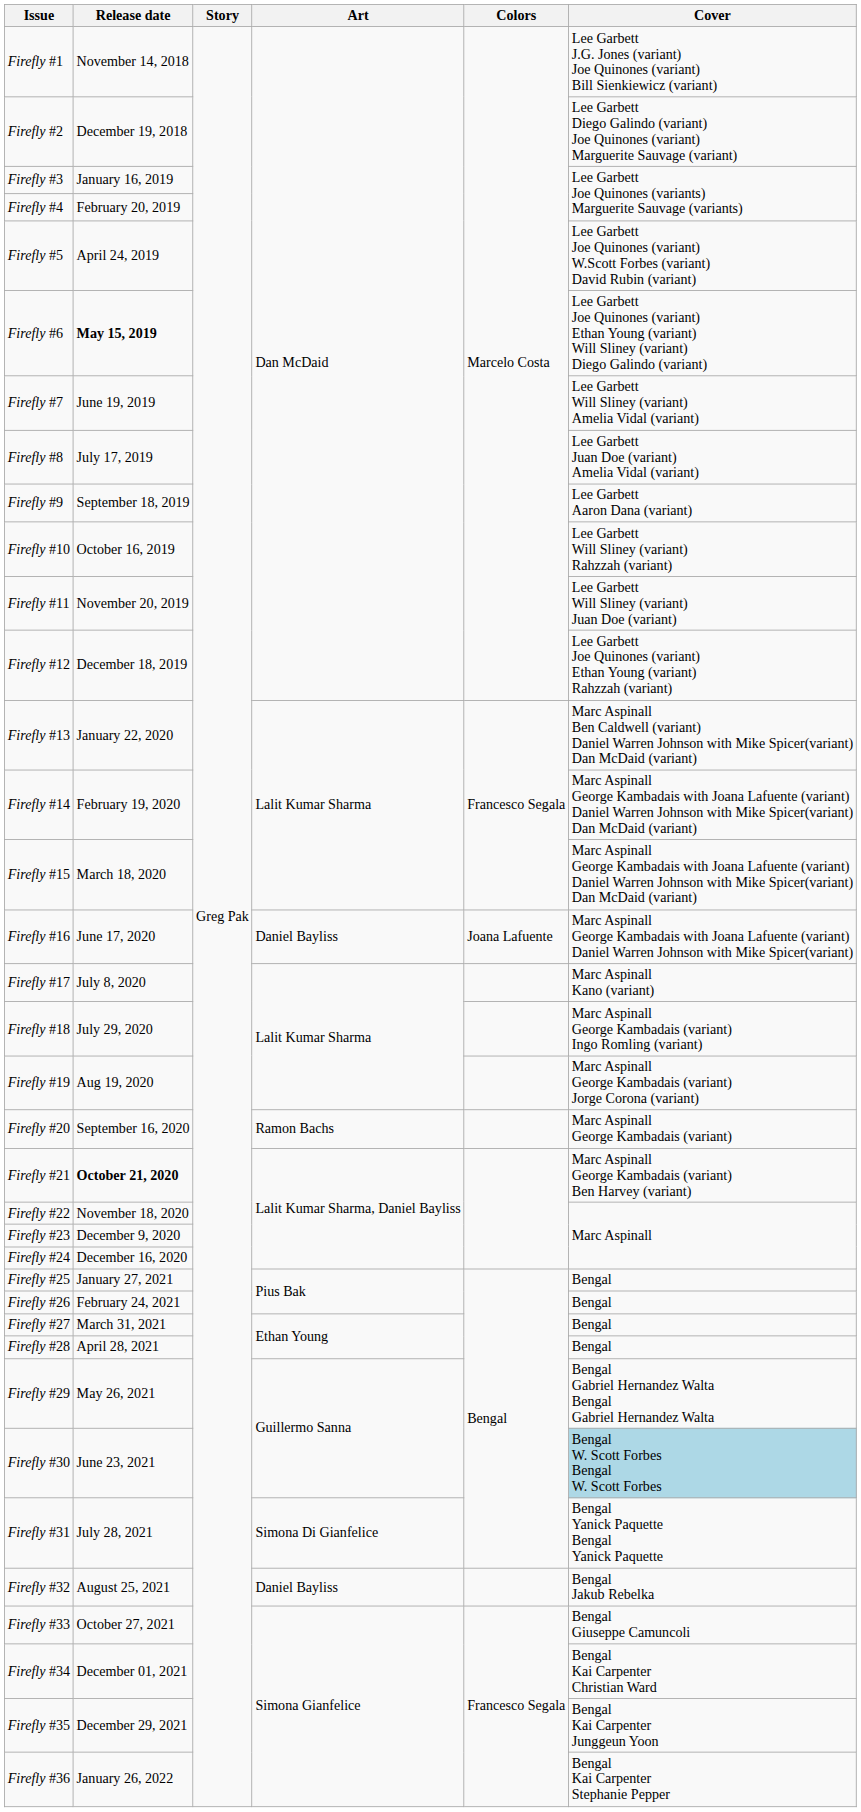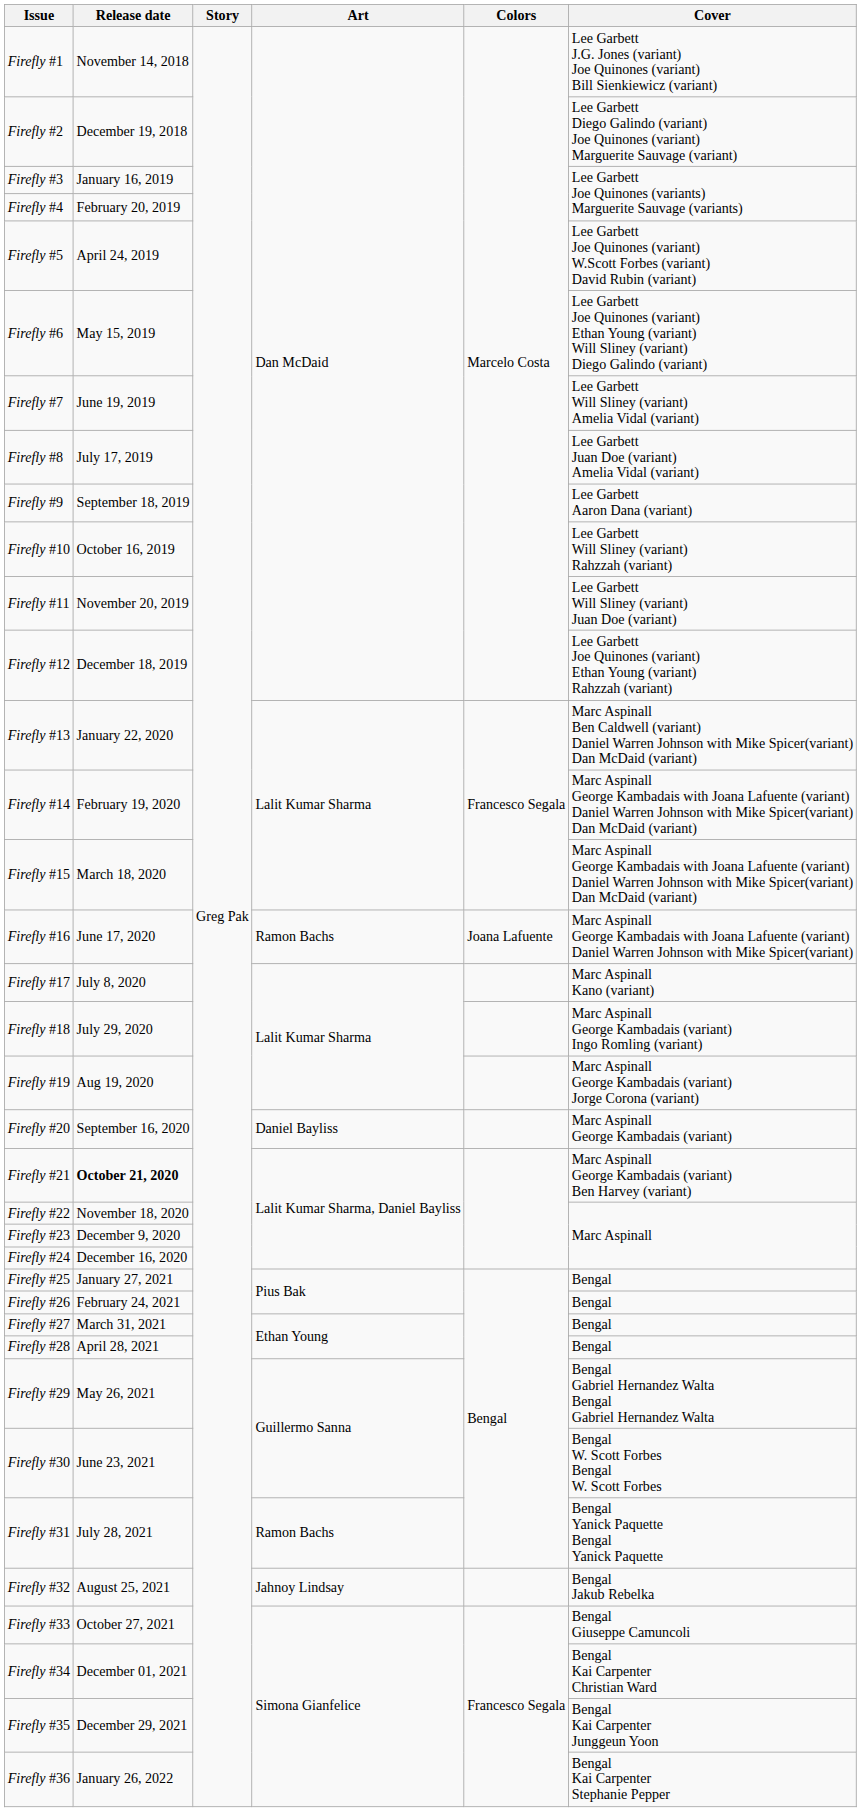(117, 333) bold -> (116, 333) normal
(297, 936) Daniel Bayliss -> (295, 936) Ramon Bachs
(295, 1128) Ramon Bachs -> (297, 1128) Daniel Bayliss
(617, 1463) lightblue background -> (617, 1463) no background
(317, 1533) Simona Di Gianfelice -> (295, 1533) Ramon Bachs
(297, 1587) Daniel Bayliss -> (300, 1587) Jahnoy Lindsay
